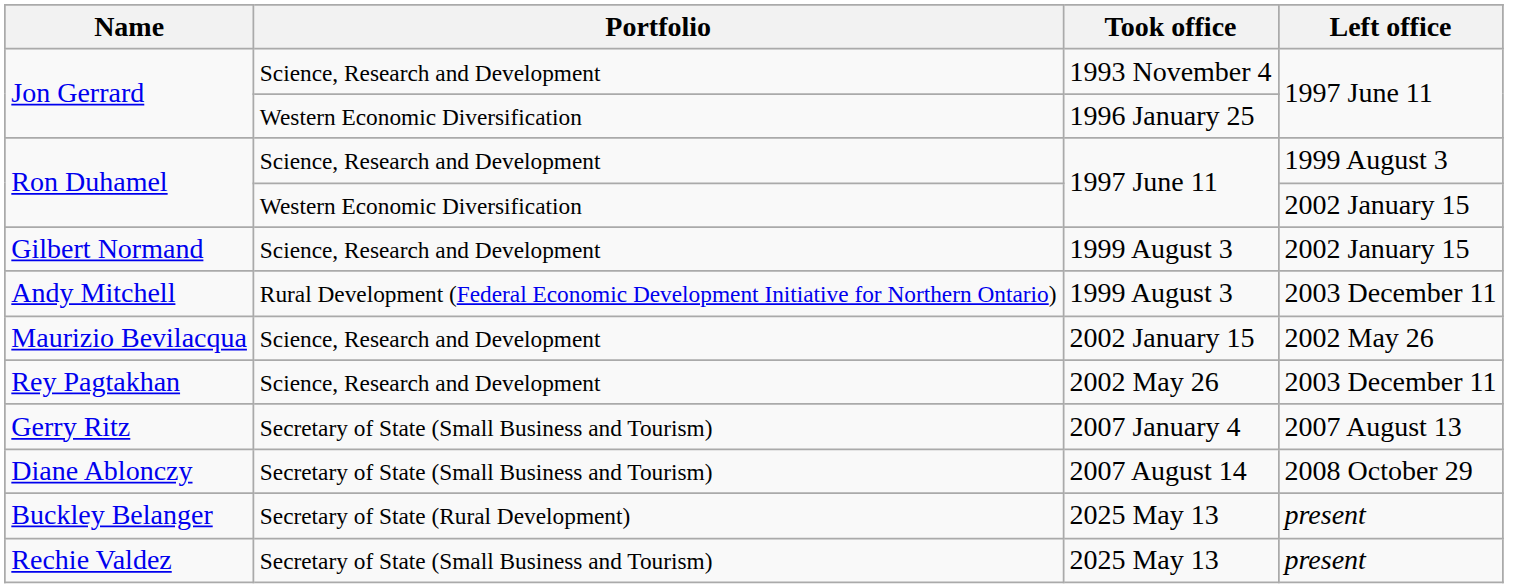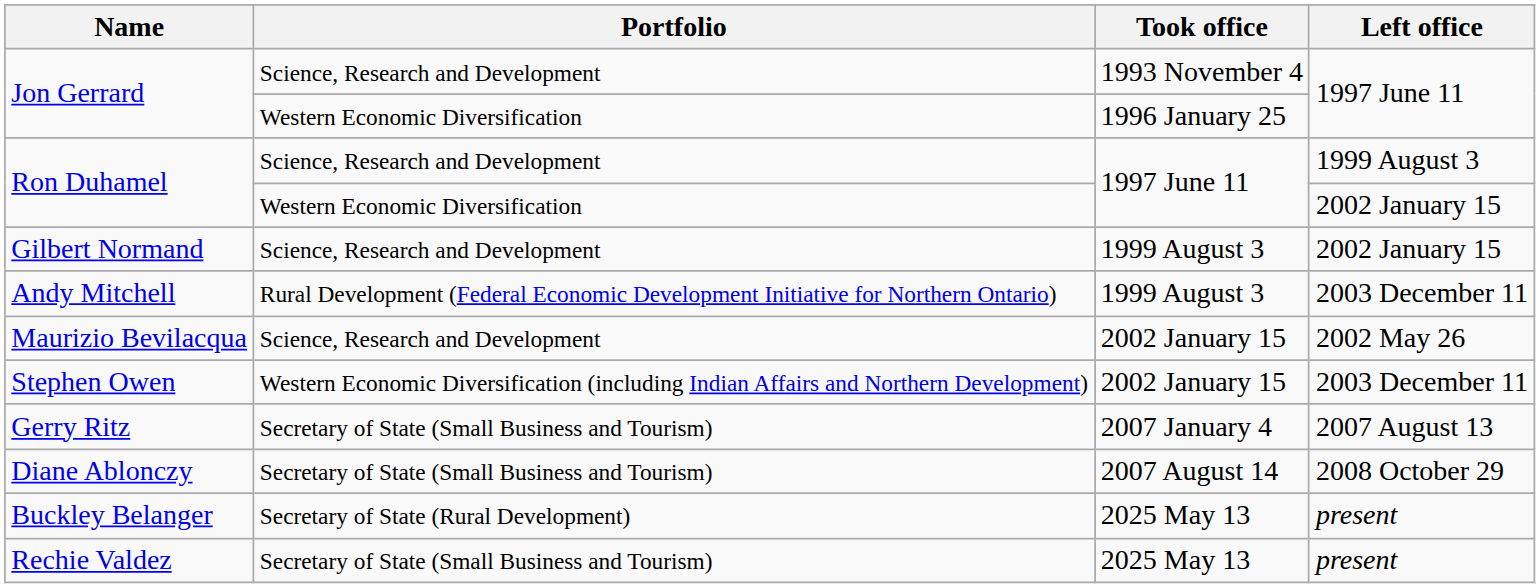- row: (96, 381)
+ row: (93, 381)
